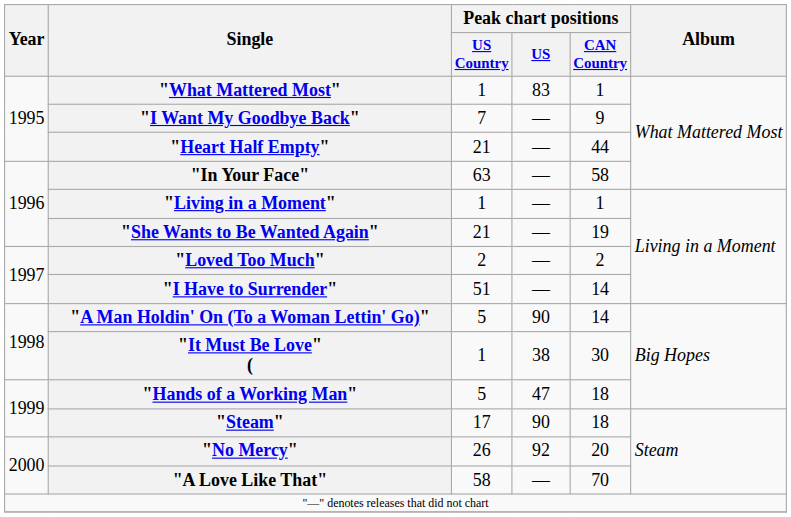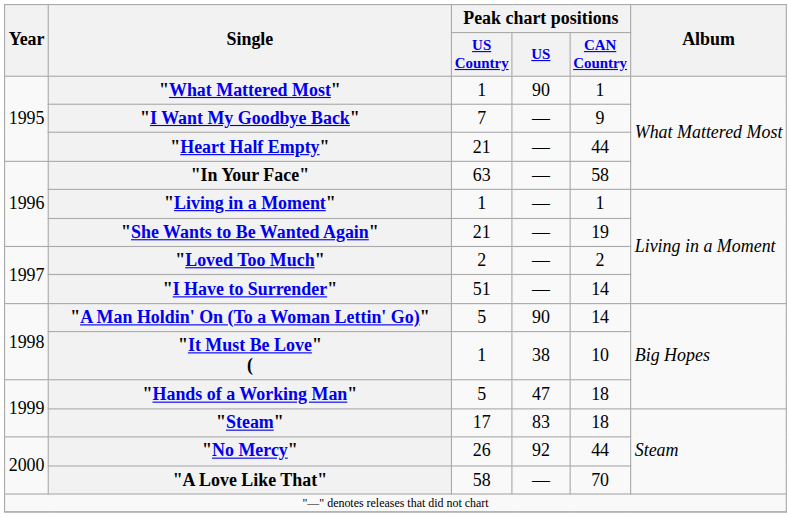(541, 90) 83 -> (541, 90) 90
(600, 355) 30 -> (600, 355) 10
(541, 422) 90 -> (541, 422) 83
(600, 451) 20 -> (600, 451) 44
